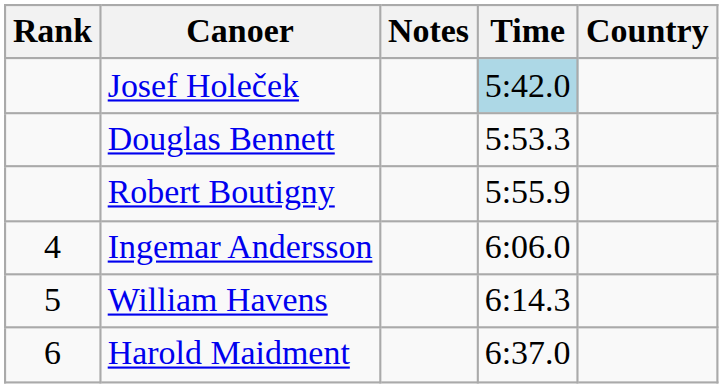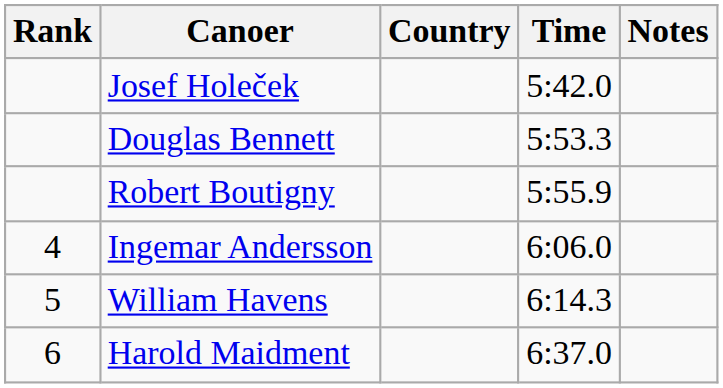columns swapped: (647, 31) <-> (429, 31)
(528, 85) lightblue background -> (569, 85) no background
